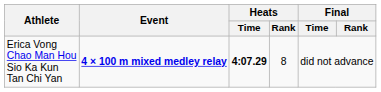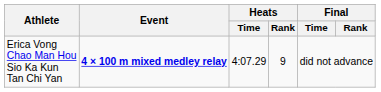(249, 62) bold -> (249, 62) normal
(284, 62) 8 -> (283, 62) 9
